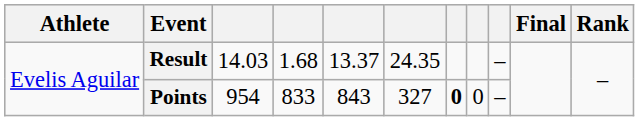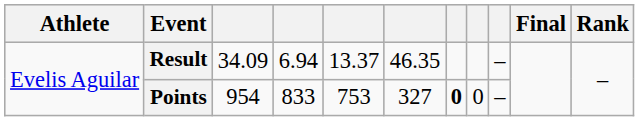(243, 60) 14.03 -> (243, 60) 34.09
(298, 60) 1.68 -> (298, 60) 6.94
(415, 60) 24.35 -> (415, 60) 46.35
(354, 97) 843 -> (354, 97) 753
